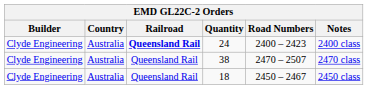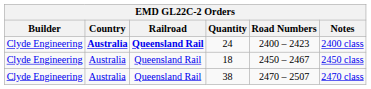(106, 44) normal -> (107, 44) bold
rows swapped: (224, 76) <-> (224, 60)
